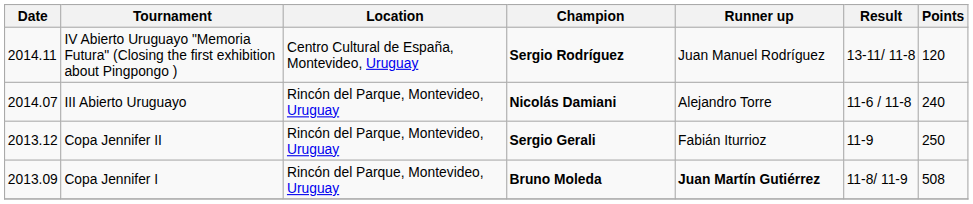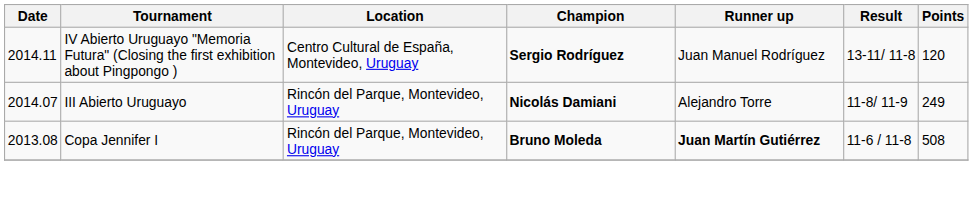(879, 102) 11-6 / 11-8 -> (877, 102) 11-8/ 11-9
(933, 102) 240 -> (933, 102) 249
- row: (113, 141)
(33, 180) 2013.09 -> (33, 141) 2013.08
(877, 180) 11-8/ 11-9 -> (879, 141) 11-6 / 11-8
